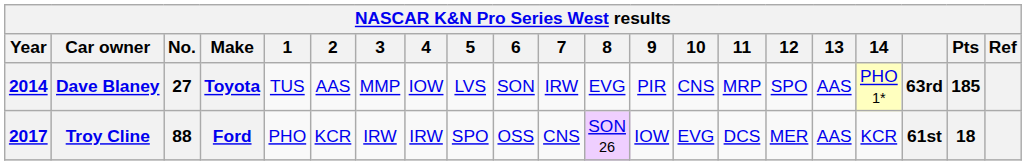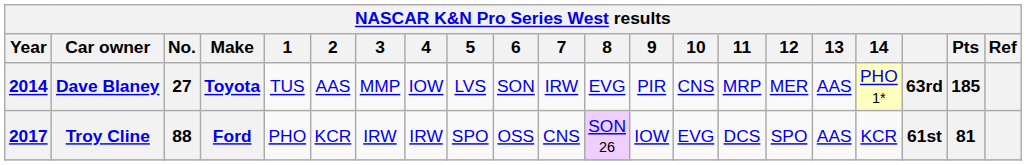(789, 87) SPO -> (789, 87) MER
(789, 136) MER -> (789, 136) SPO
(966, 136) 18 -> (966, 136) 81
